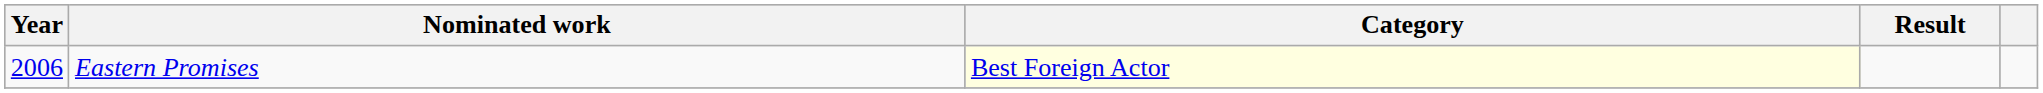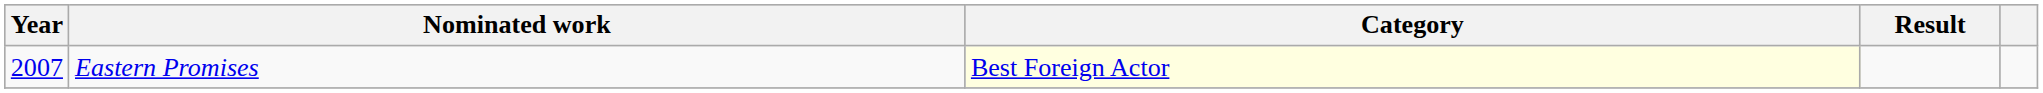(37, 66) 2006 -> (37, 66) 2007
